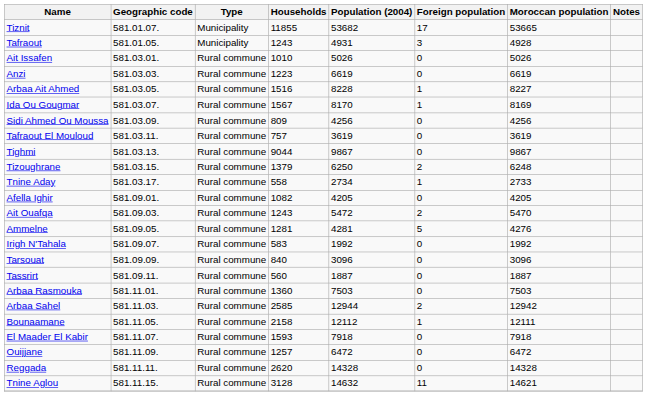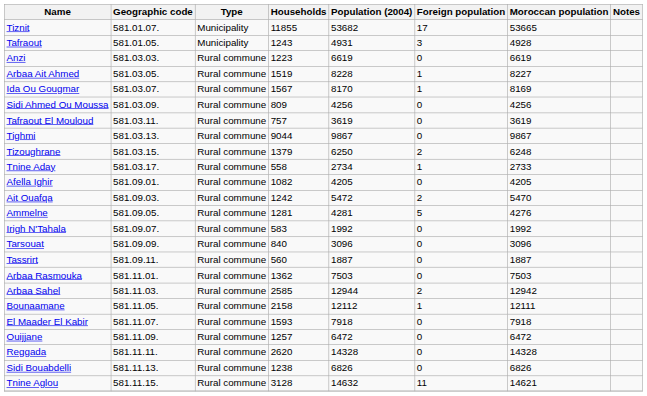- row: (29, 58)
(282, 89) 1516 -> (282, 74) 1519
(282, 213) 1243 -> (282, 197) 1242
(282, 290) 1360 -> (282, 275) 1362
+ row: (39, 368)
